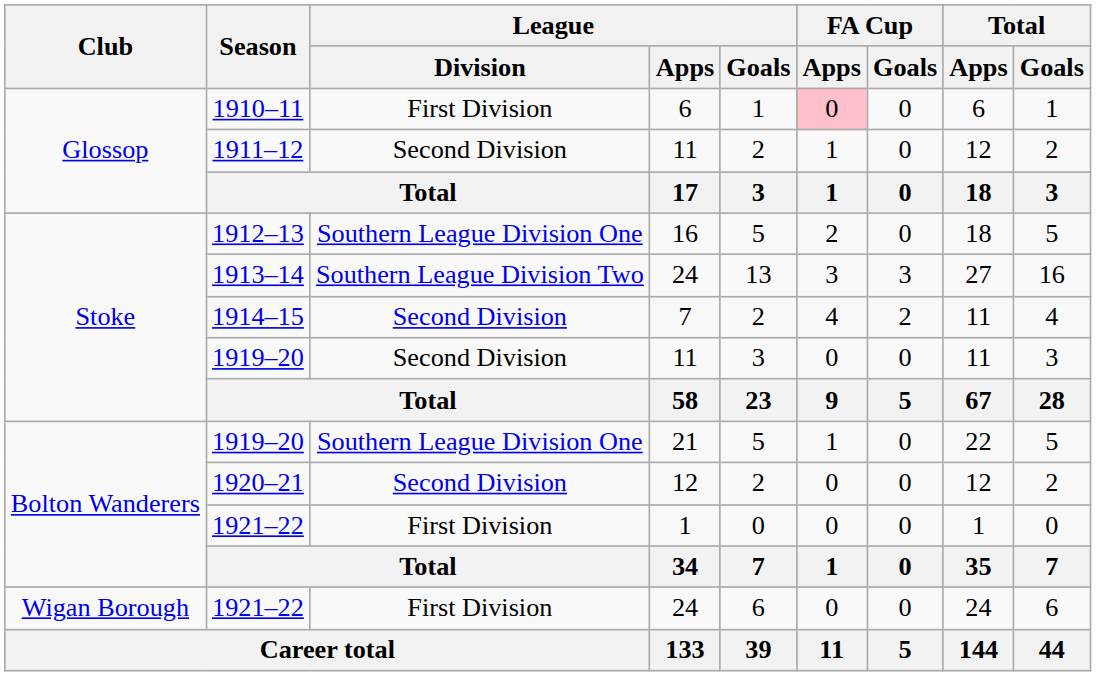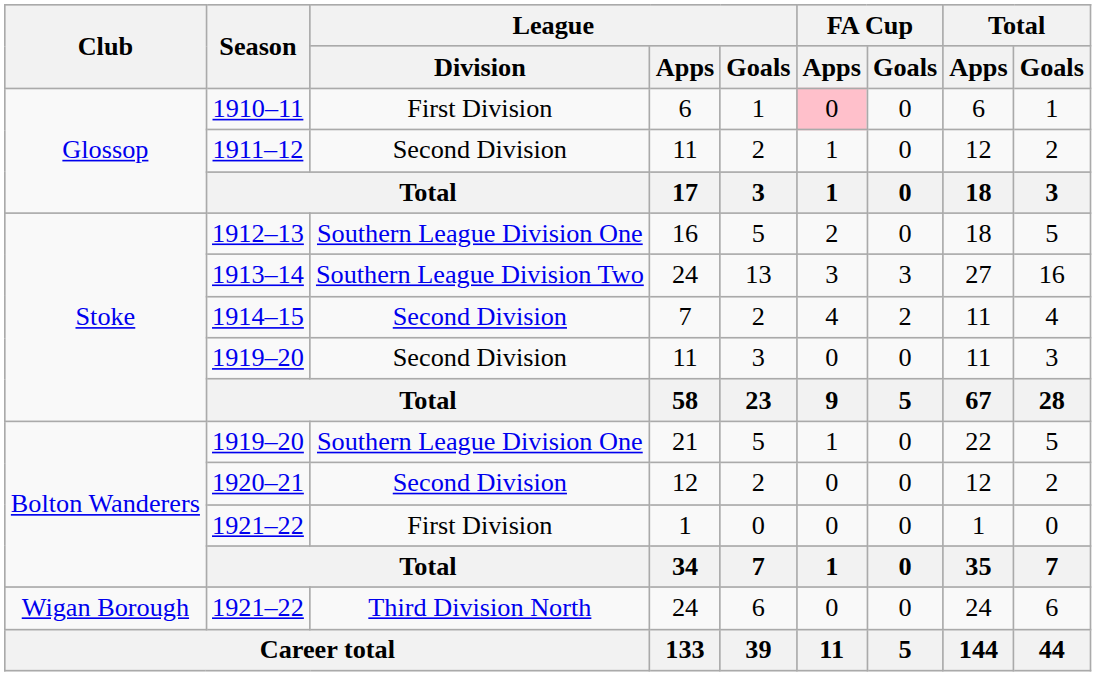(480, 607) First Division -> (480, 607) Third Division North
